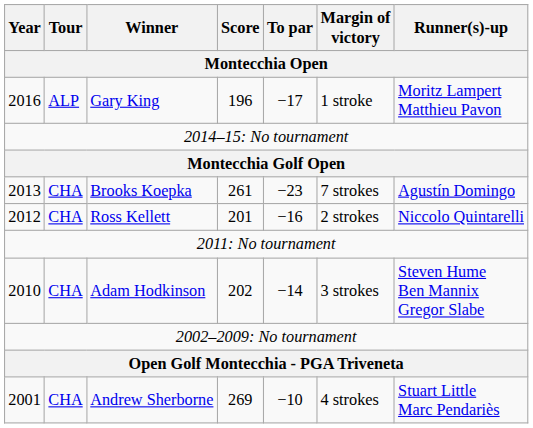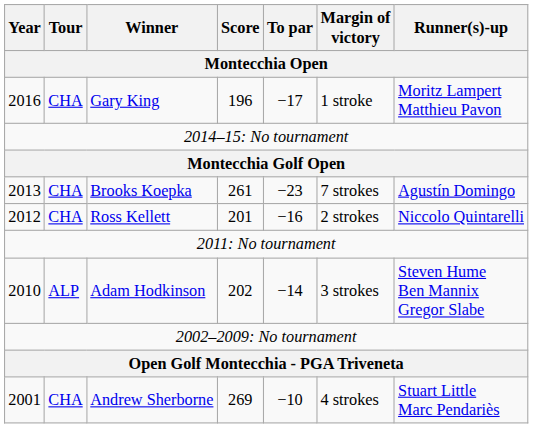(64, 100) ALP -> (66, 100) CHA
(66, 290) CHA -> (64, 290) ALP
